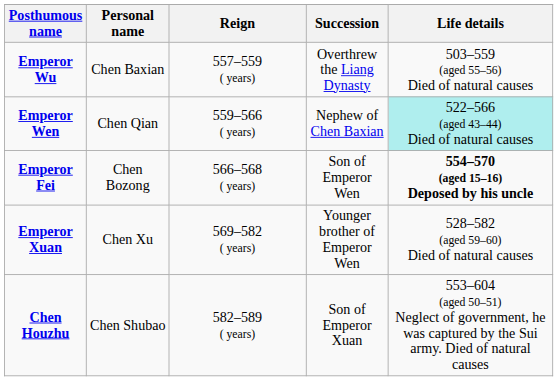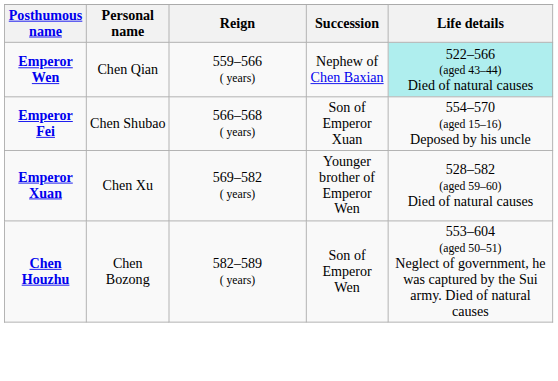- row: (46, 69)
(128, 177) Chen Bozong -> (128, 123) Chen Shubao
(347, 177) Son of Emperor Wen -> (347, 123) Son of Emperor Xuan
(470, 177) bold -> (470, 123) normal
(128, 325) Chen Shubao -> (128, 271) Chen Bozong
(347, 325) Son of Emperor Xuan -> (347, 271) Son of Emperor Wen
